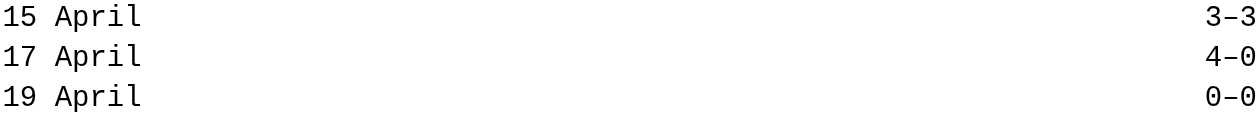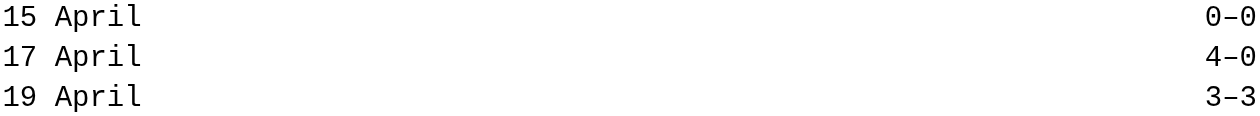(1231, 18) 3–3 -> (1231, 18) 0–0
(1231, 98) 0–0 -> (1231, 98) 3–3
